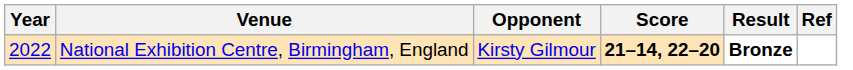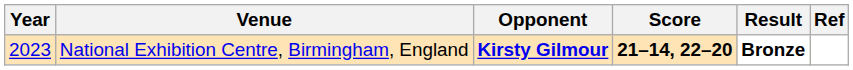(30, 50) 2022 -> (30, 50) 2023
(537, 50) normal -> (543, 50) bold
